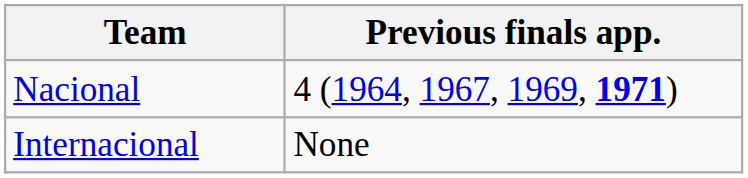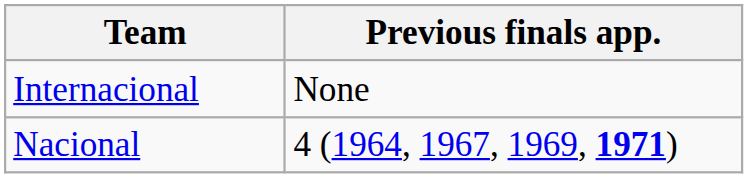rows swapped: (106, 144) <-> (77, 88)
